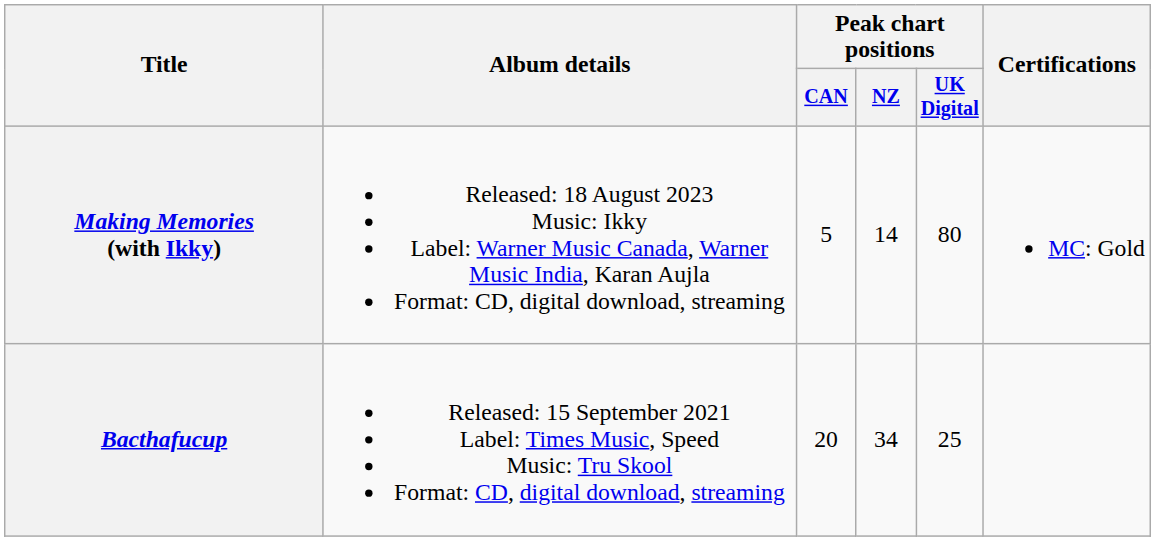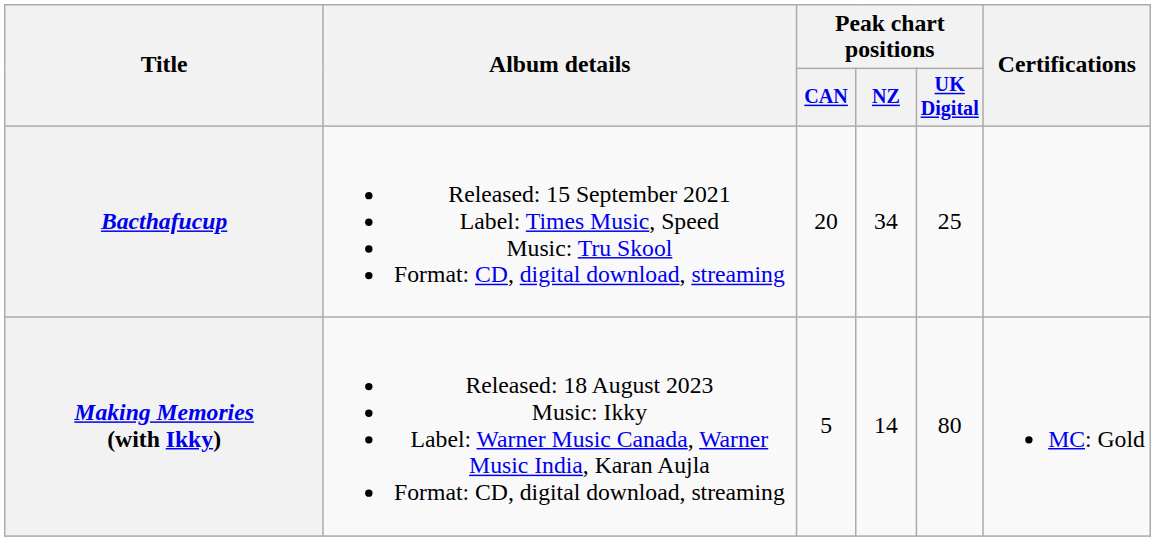rows swapped: (164, 439) <-> (164, 234)
